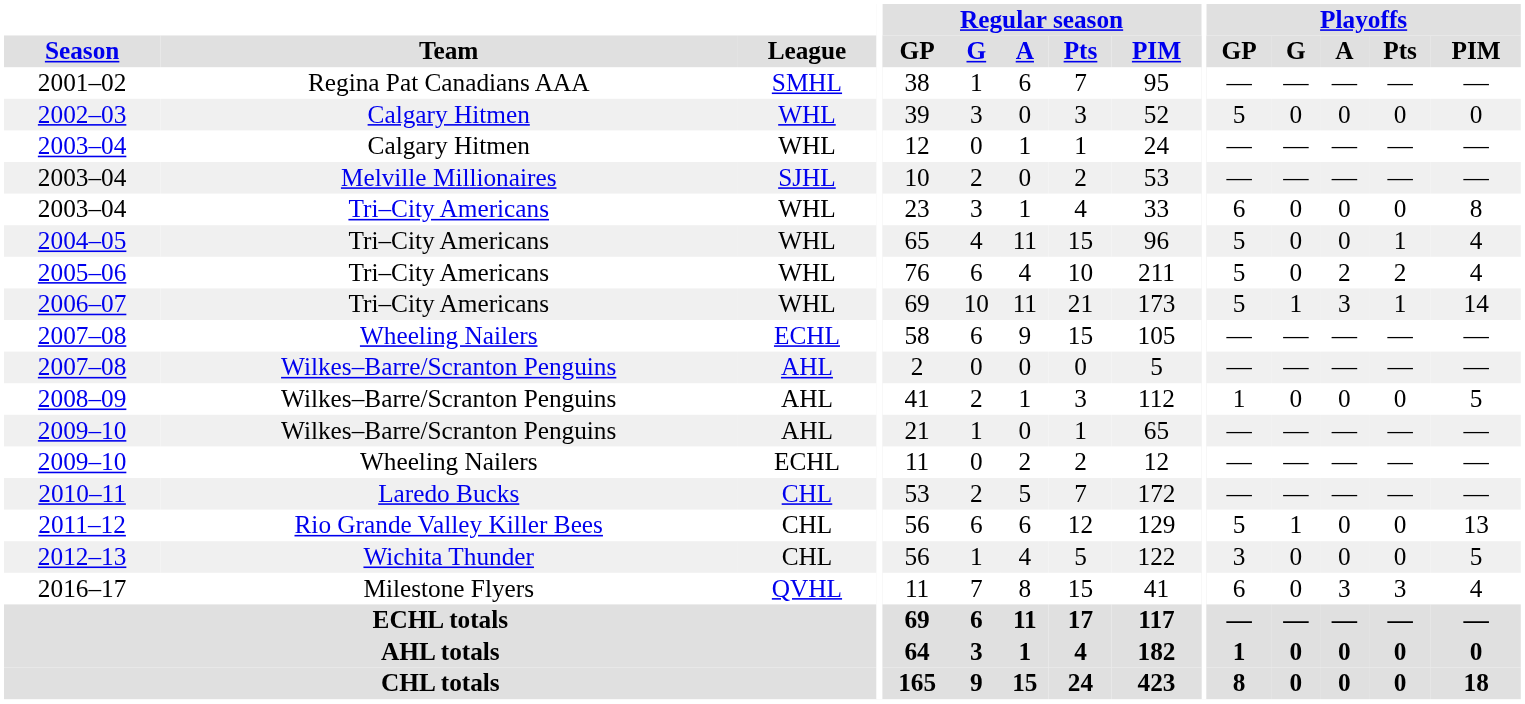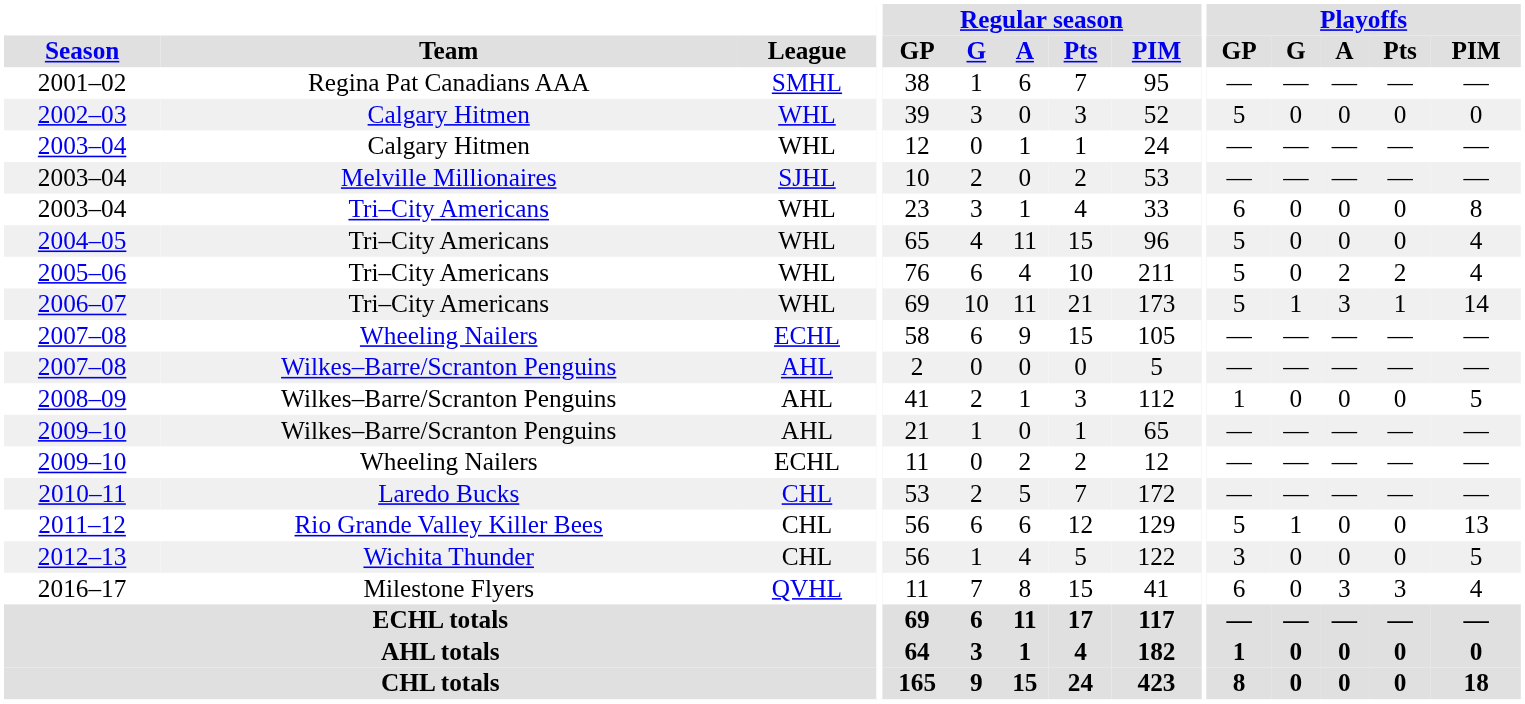(1400, 240) 1 -> (1400, 240) 0
